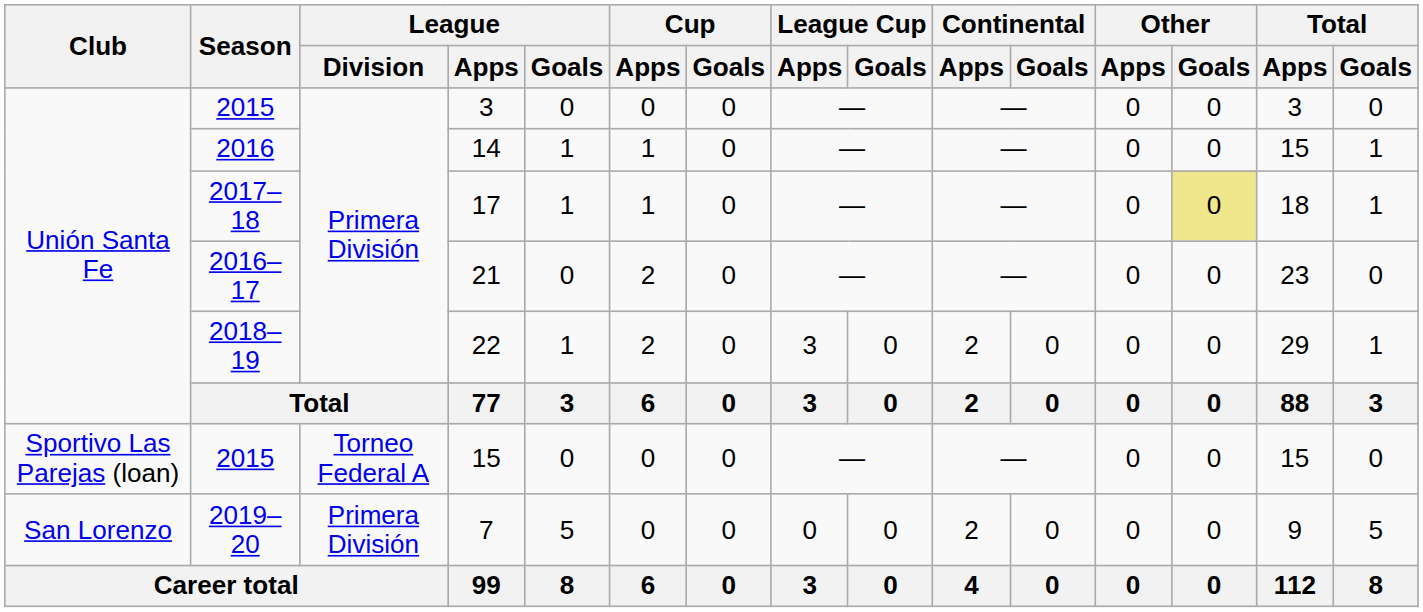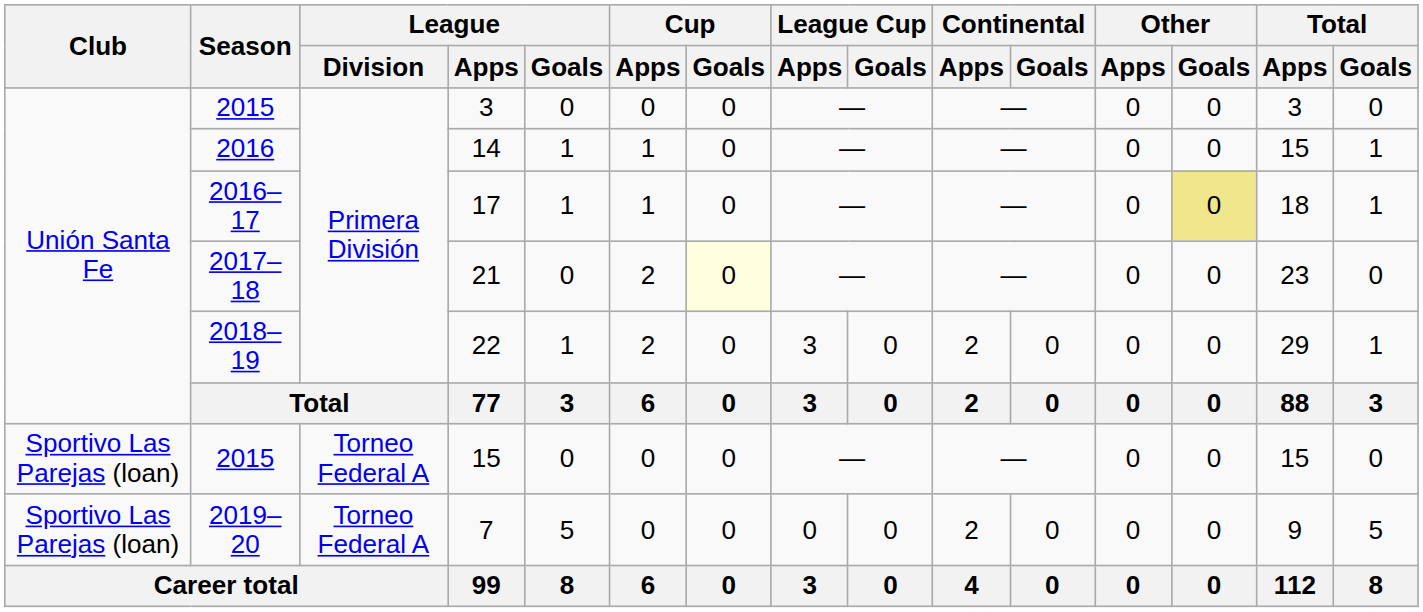(245, 205) 2017–18 -> (245, 205) 2016–17
(245, 275) 2016–17 -> (245, 275) 2017–18
(729, 275) no background -> (729, 275) lightyellow background
(98, 529) San Lorenzo -> (98, 529) Sportivo Las Parejas (loan)
(373, 529) Primera División -> (373, 529) Torneo Federal A
